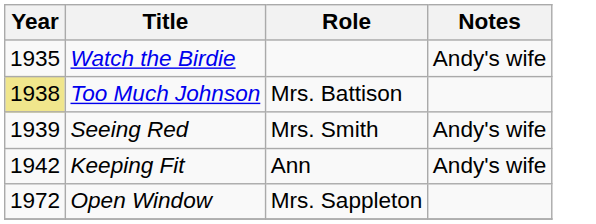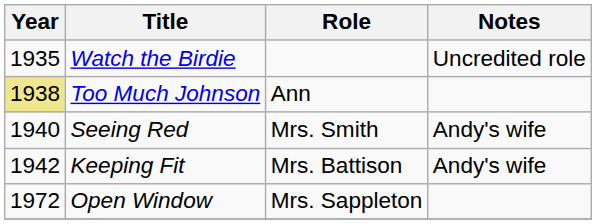(490, 58) Andy's wife -> (509, 58) Uncredited role
(337, 93) Mrs. Battison -> (291, 93) Ann
(35, 129) 1939 -> (35, 129) 1940
(291, 165) Ann -> (337, 165) Mrs. Battison
